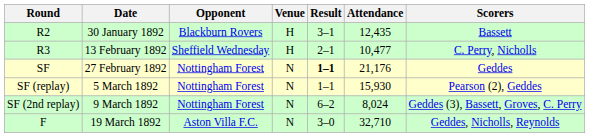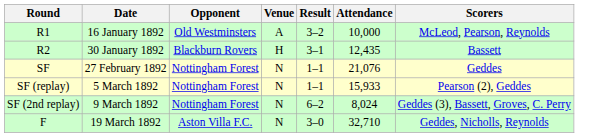+ row: (126, 31)
- row: (126, 50)
(326, 68) bold -> (315, 68) normal
(375, 68) 21,176 -> (364, 68) 21,076
(375, 86) 15,930 -> (364, 86) 15,933
